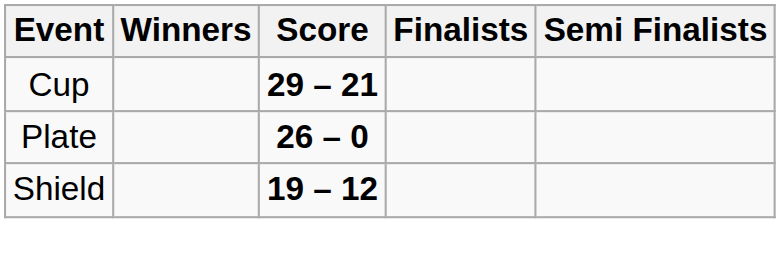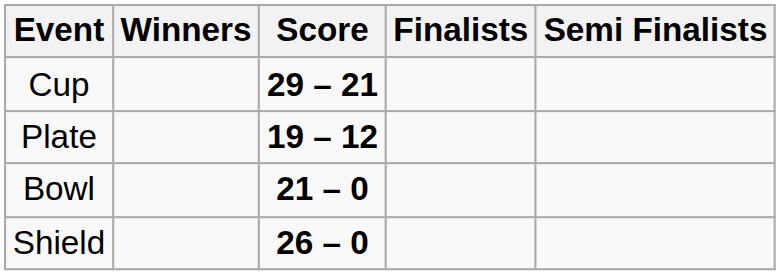(322, 136) 26 – 0 -> (322, 136) 19 – 12
+ row: (59, 189)
(322, 189) 19 – 12 -> (322, 242) 26 – 0
